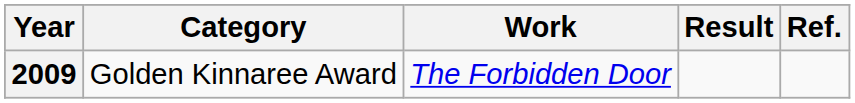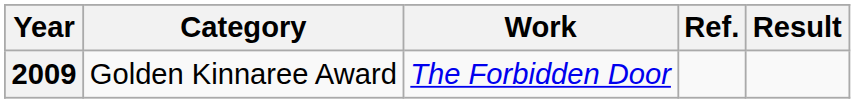columns swapped: (729, 27) <-> (814, 27)
